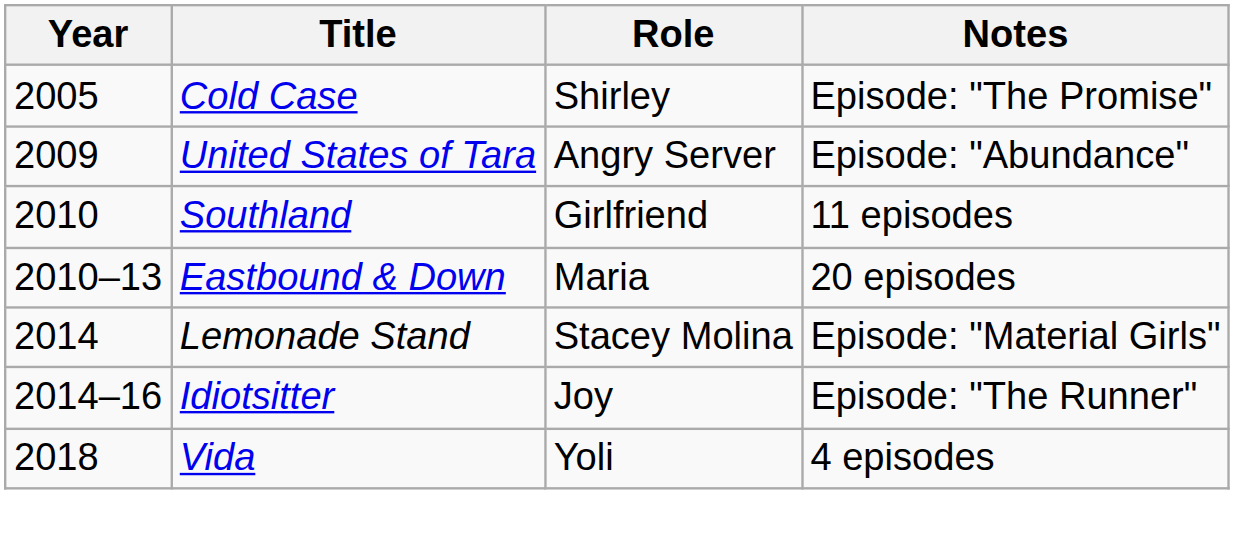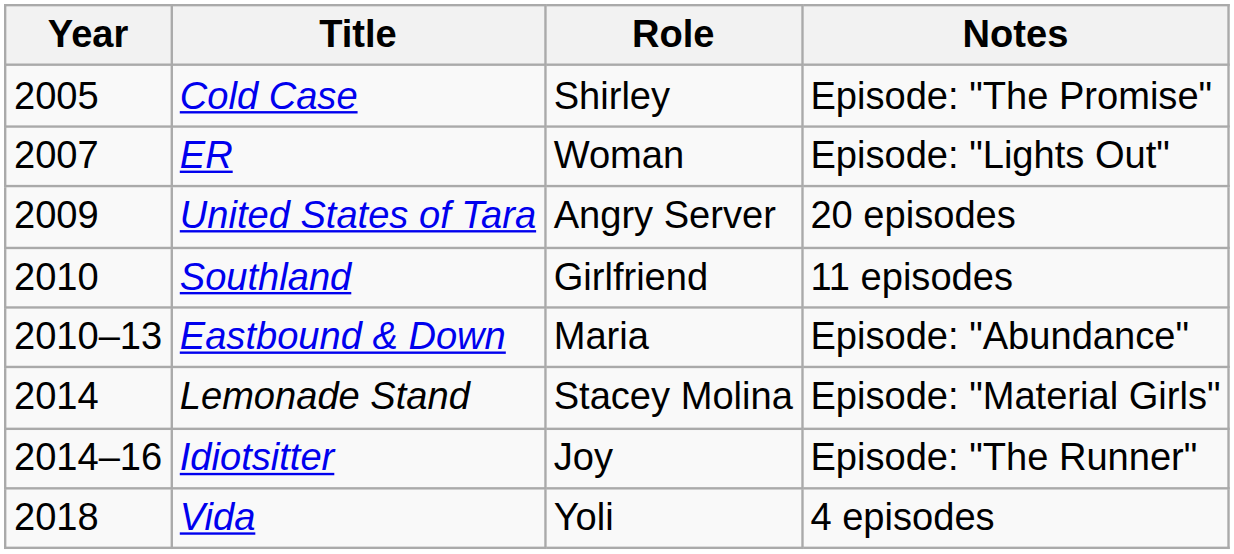+ row: (206, 155)
(1000, 155) Episode: "Abundance" -> (913, 215) 20 episodes
(913, 276) 20 episodes -> (1000, 336) Episode: "Abundance"
